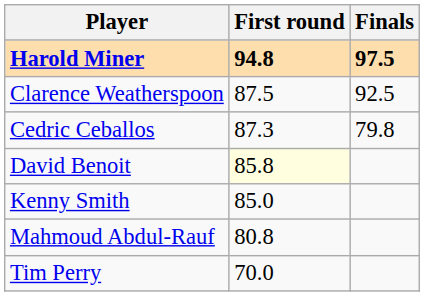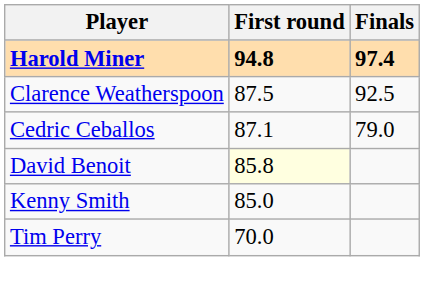(375, 58) 97.5 -> (375, 58) 97.4
(254, 129) 87.3 -> (254, 129) 87.1
(375, 129) 79.8 -> (375, 129) 79.0
- row: (112, 237)
